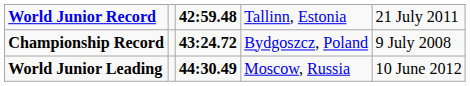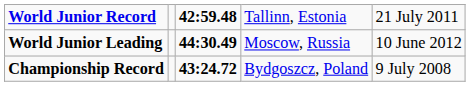rows swapped: (86, 42) <-> (85, 68)
